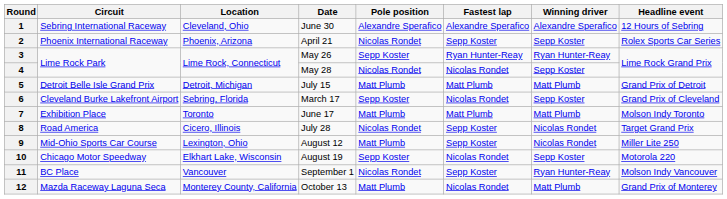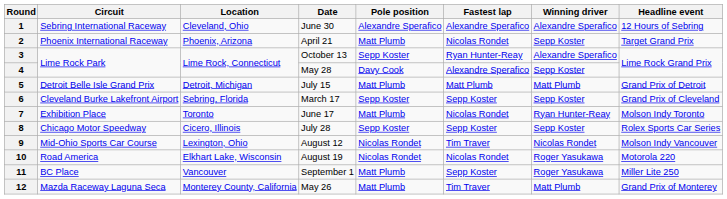(390, 40) Nicolas Rondet -> (382, 40) Matt Plumb
(471, 40) Sepp Koster -> (477, 40) Nicolas Rondet
(671, 40) Rolex Sports Car Series -> (657, 40) Target Grand Prix
(316, 55) May 26 -> (324, 55) October 13
(572, 55) Ryan Hunter-Reay -> (575, 55) Alexandre Sperafico
(390, 70) Nicolas Rondet -> (381, 70) Davy Cook
(477, 70) Nicolas Rondet -> (488, 70) Alexandre Sperafico
(477, 99) Nicolas Rondet -> (471, 99) Sepp Koster
(469, 113) Matt Plumb -> (477, 113) Nicolas Rondet
(557, 113) Matt Plumb -> (572, 113) Ryan Hunter-Reay
(69, 128) Road America -> (93, 128) Chicago Motor Speedway
(390, 128) Nicolas Rondet -> (384, 128) Sepp Koster
(565, 128) Nicolas Rondet -> (559, 128) Sepp Koster
(657, 128) Target Grand Prix -> (671, 128) Rolex Sports Car Series
(382, 142) Matt Plumb -> (390, 142) Nicolas Rondet
(471, 142) Sepp Koster -> (468, 142) Tim Traver
(650, 142) Miller Lite 250 -> (669, 142) Molson Indy Vancouver
(93, 157) Chicago Motor Speedway -> (69, 157) Road America
(384, 157) Sepp Koster -> (390, 157) Nicolas Rondet
(559, 157) Sepp Koster -> (568, 157) Roger Yasukawa
(390, 172) Nicolas Rondet -> (382, 172) Matt Plumb
(572, 172) Ryan Hunter-Reay -> (568, 172) Roger Yasukawa
(669, 172) Molson Indy Vancouver -> (650, 172) Miller Lite 250
(324, 186) October 13 -> (316, 186) May 26
(477, 186) Nicolas Rondet -> (468, 186) Tim Traver
